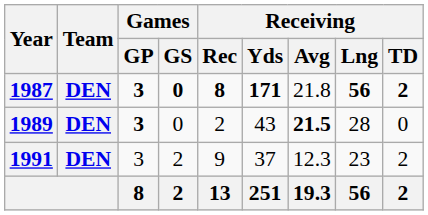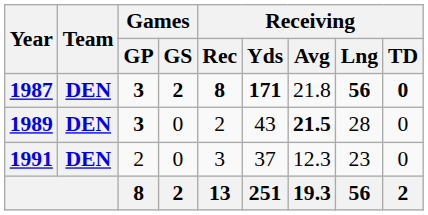(178, 90) 0 -> (178, 90) 2
(403, 90) 2 -> (403, 90) 0
(139, 158) 3 -> (139, 158) 2
(178, 158) 2 -> (178, 158) 0
(220, 158) 9 -> (220, 158) 3
(403, 158) 2 -> (403, 158) 0
